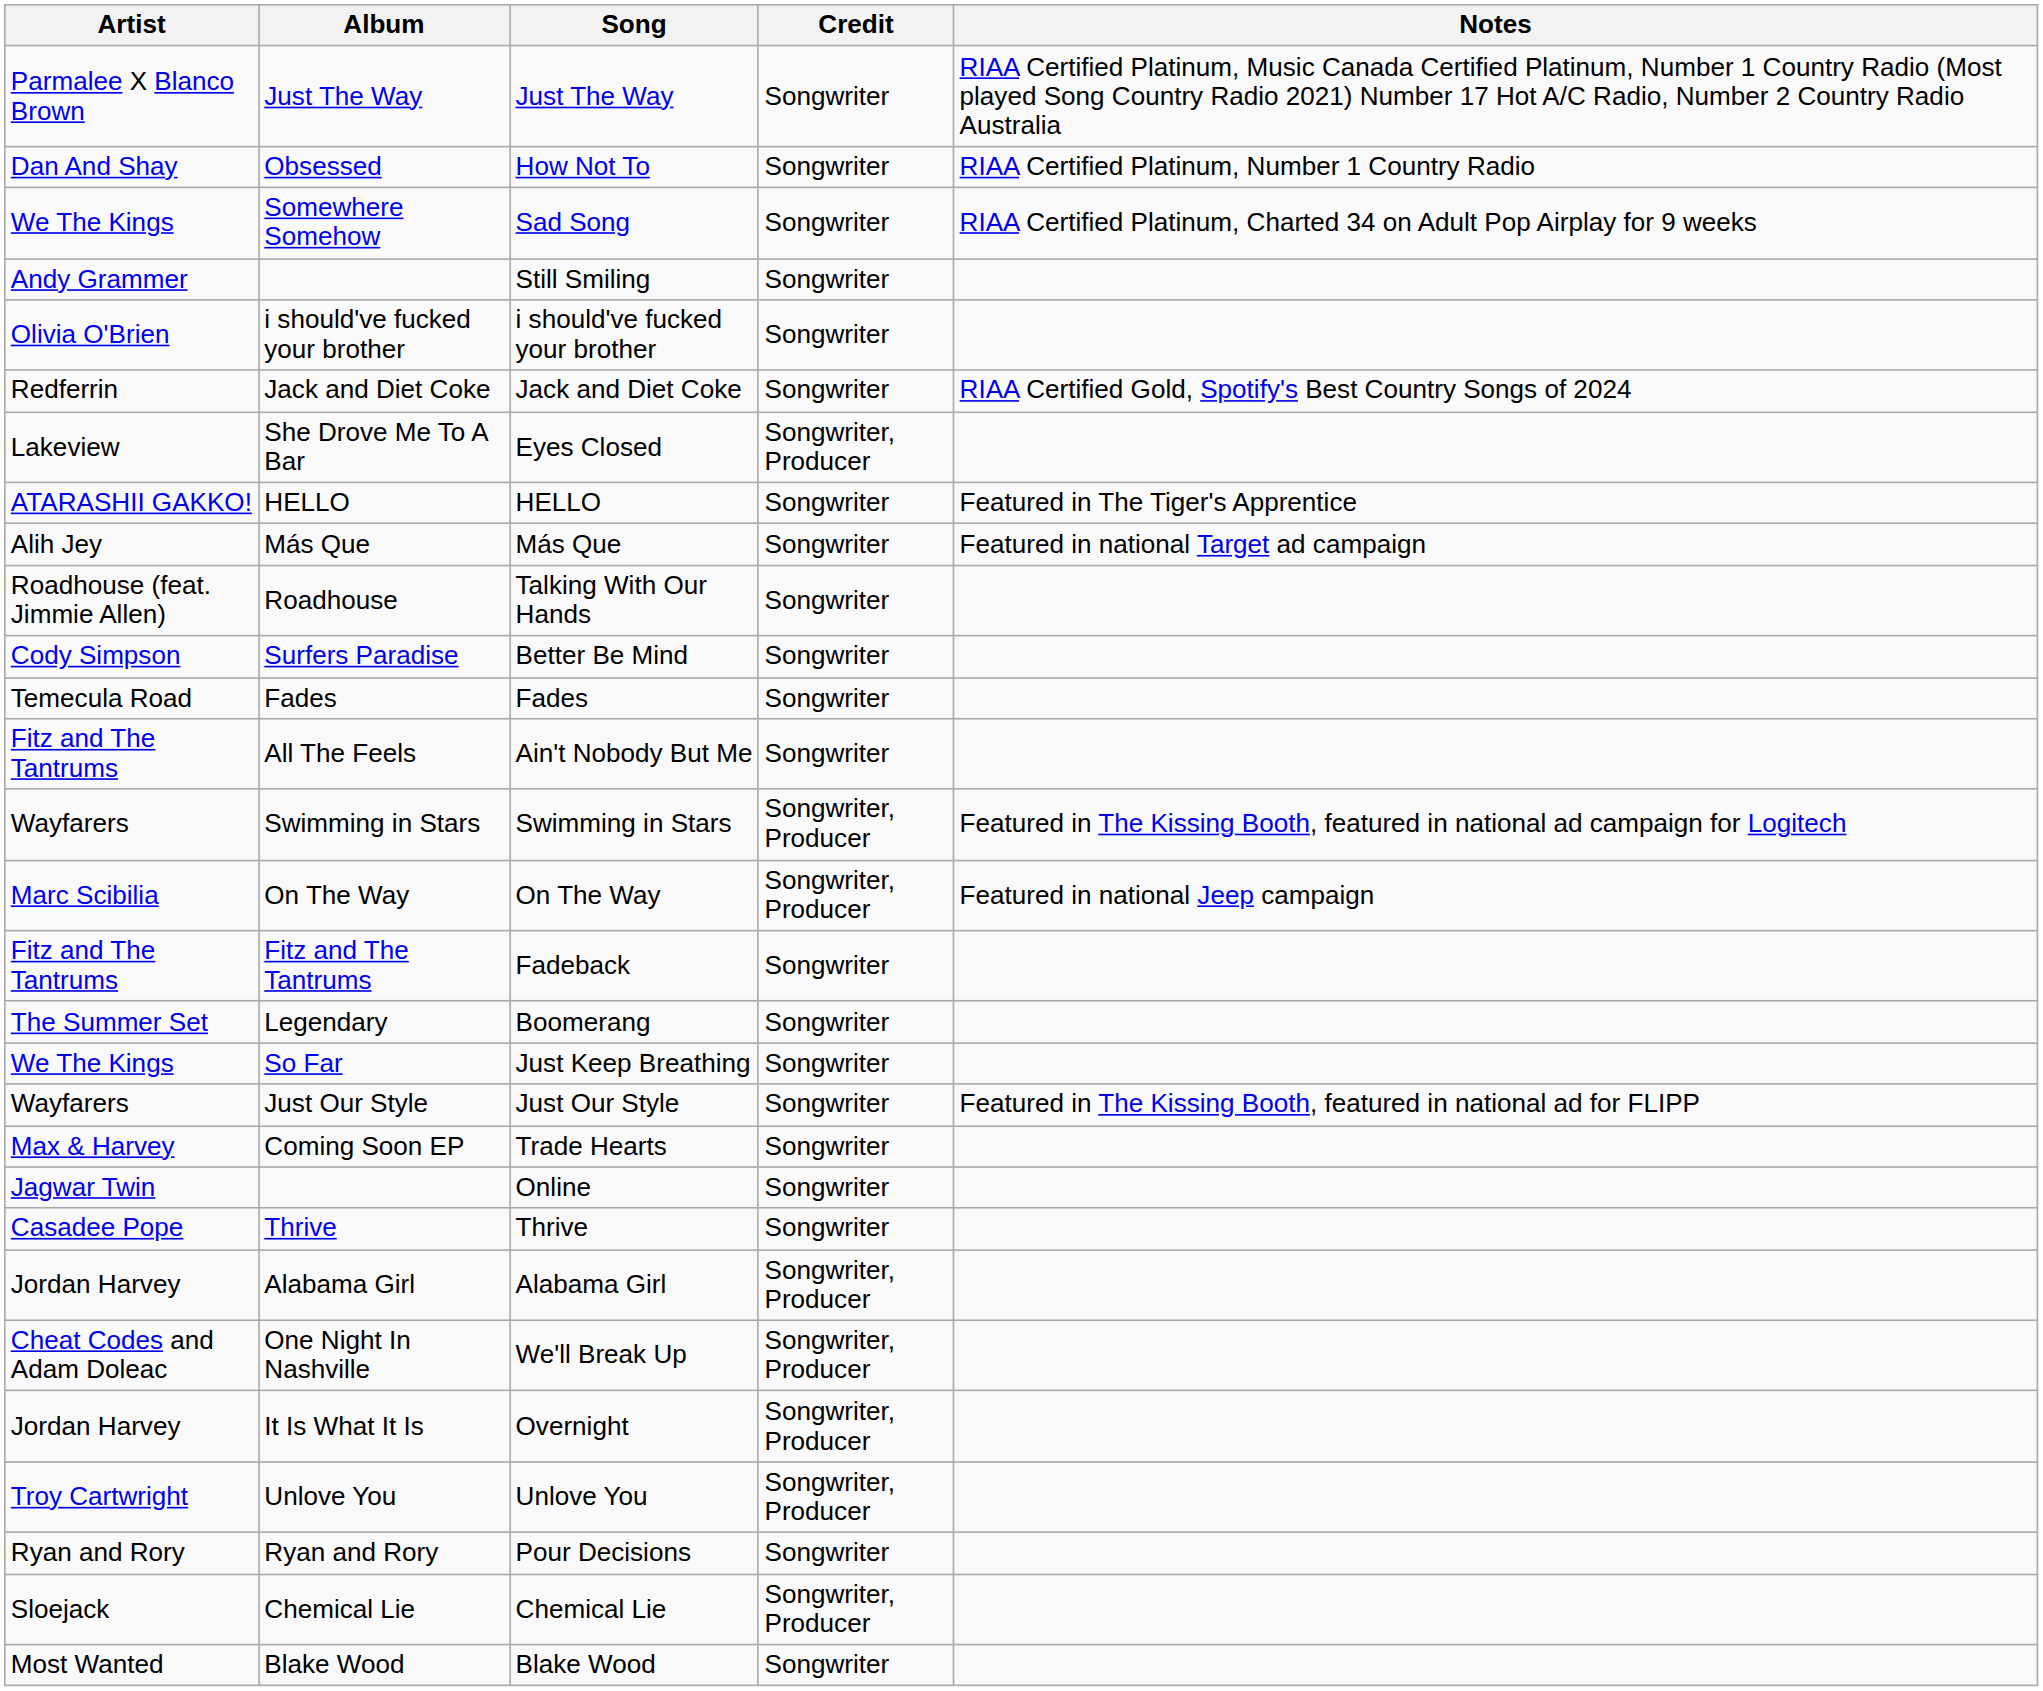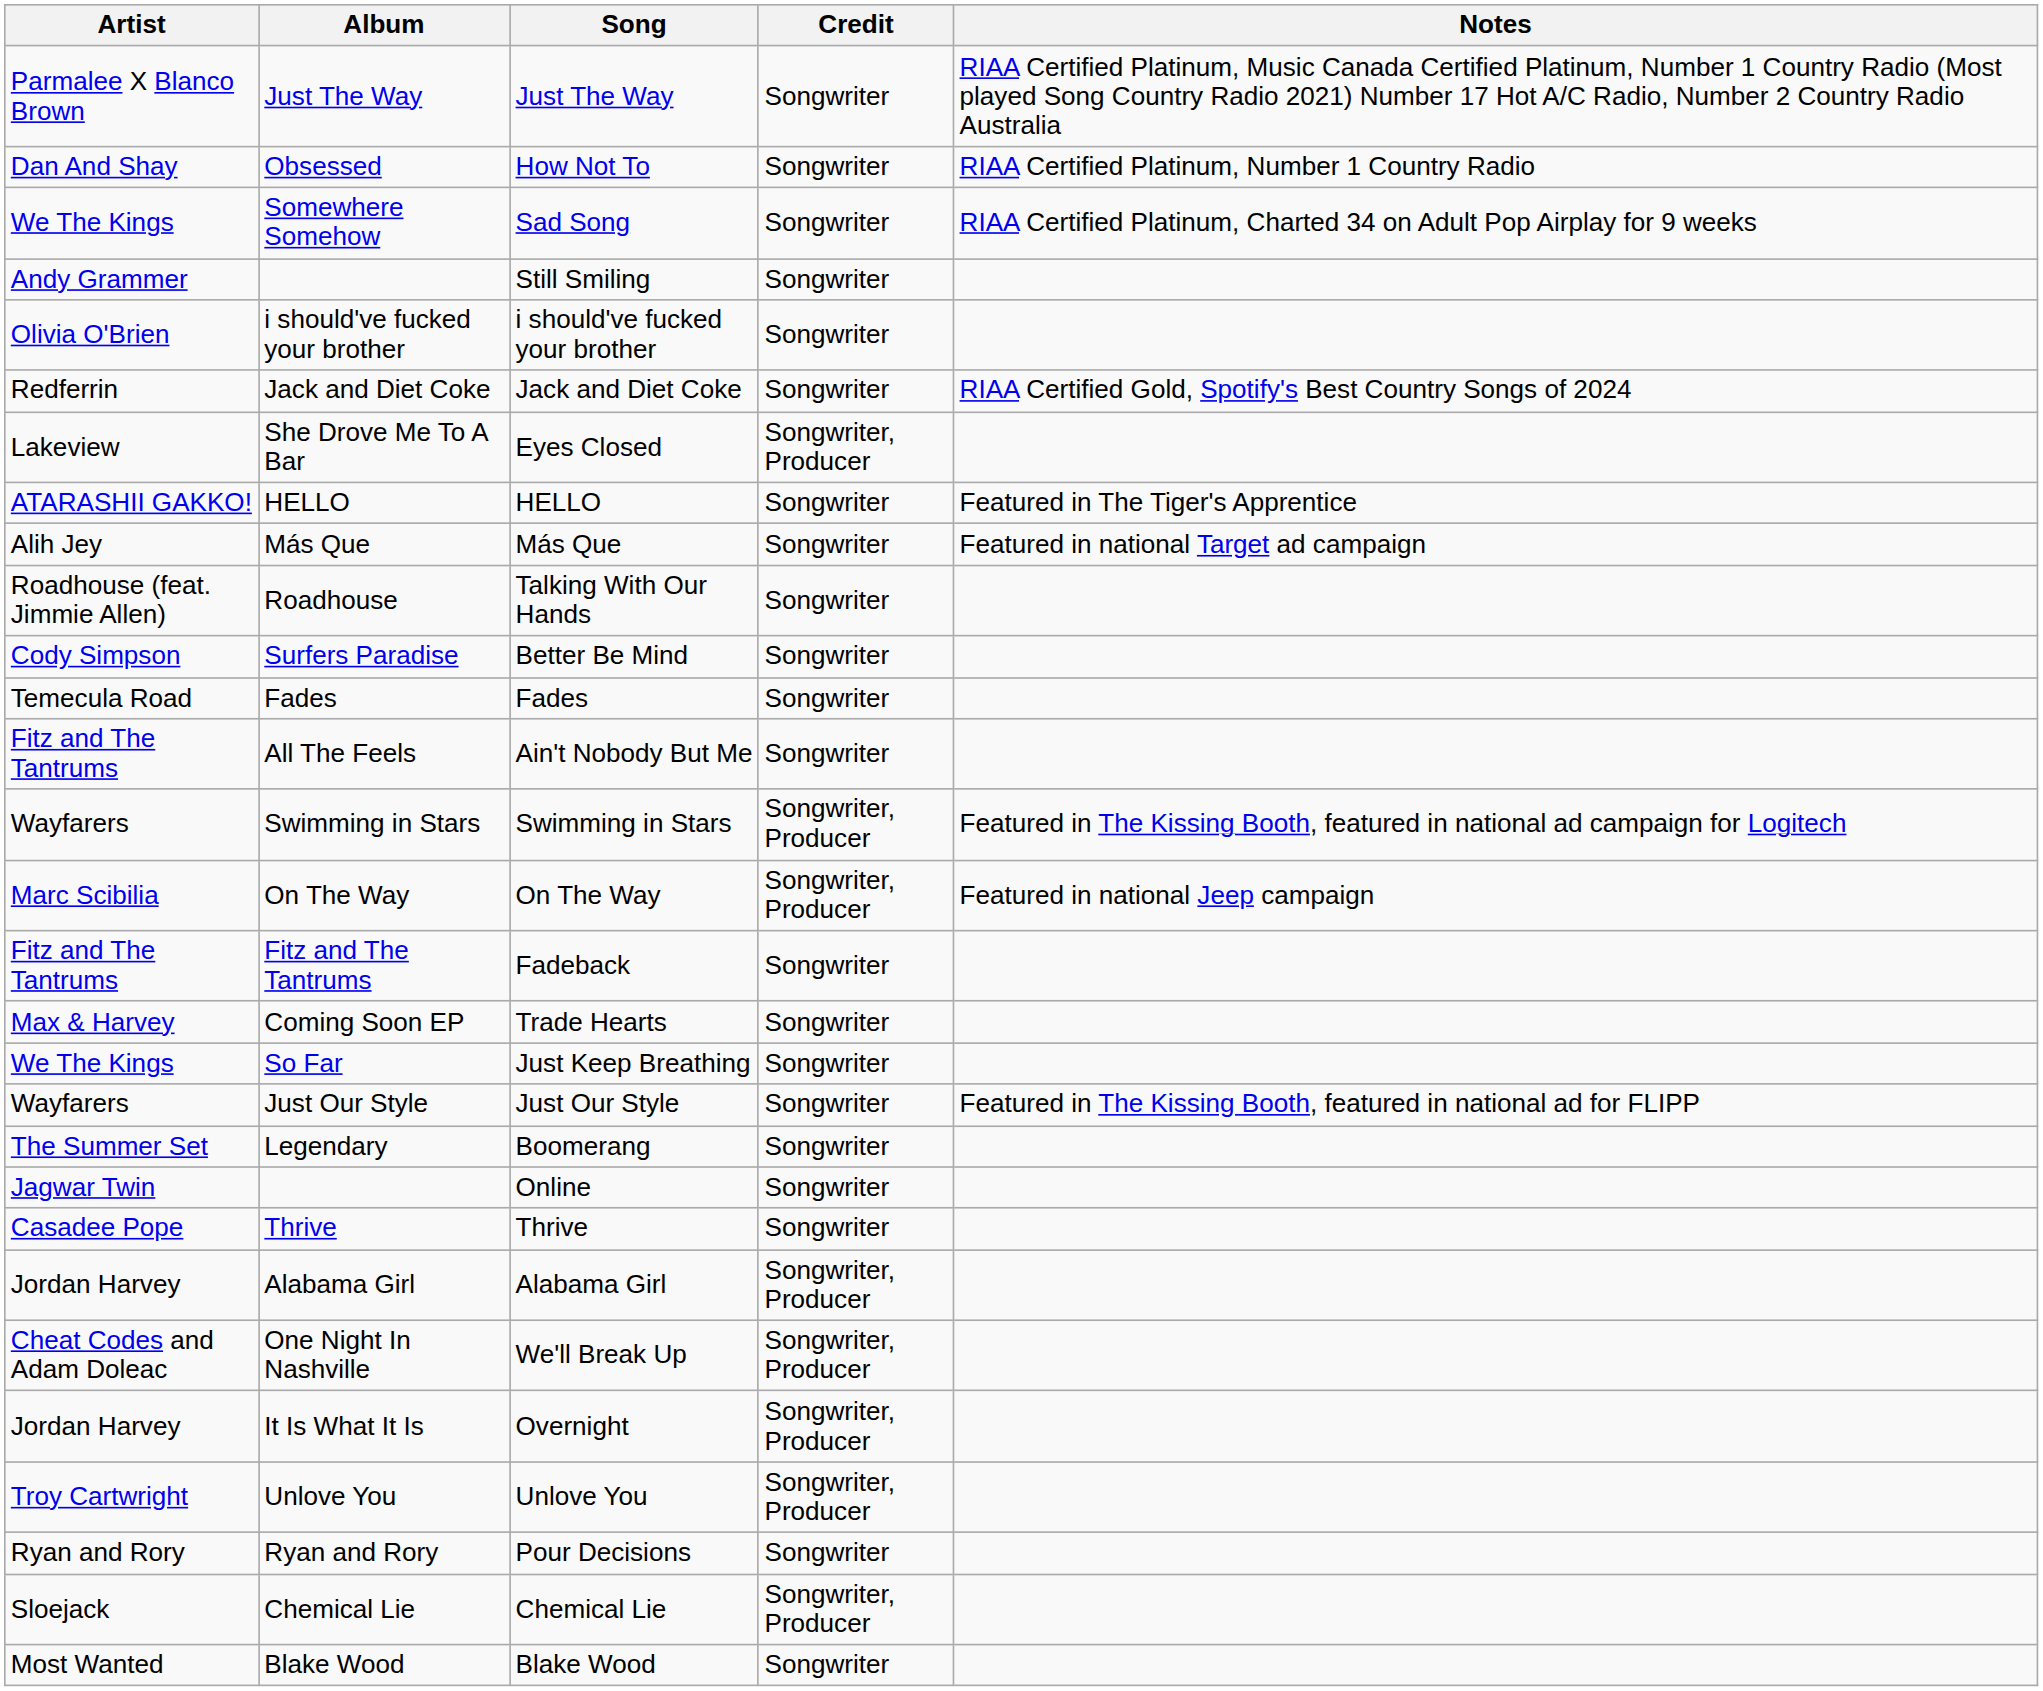rows swapped: (591, 1145) <-> (583, 1021)
